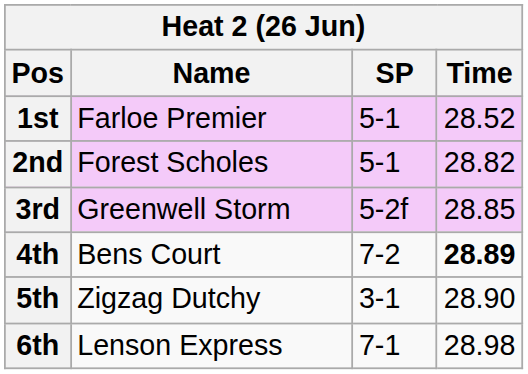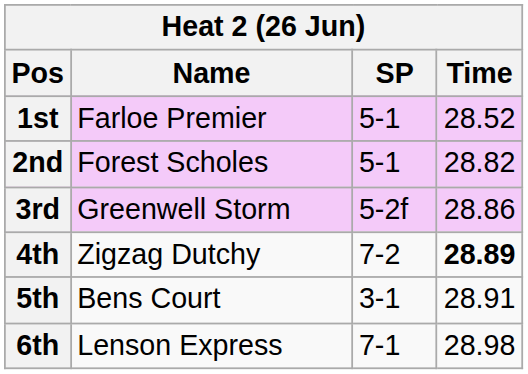(480, 208) 28.85 -> (480, 208) 28.86
(149, 254) Bens Court -> (169, 254) Zigzag Dutchy
(169, 299) Zigzag Dutchy -> (149, 299) Bens Court
(480, 299) 28.90 -> (480, 299) 28.91
